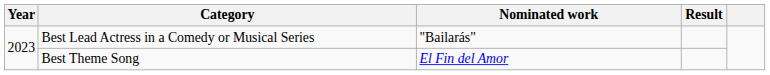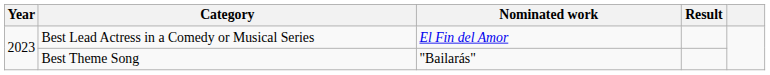(448, 37) "Bailarás" -> (464, 37) El Fin del Amor
(464, 59) El Fin del Amor -> (448, 59) "Bailarás"
